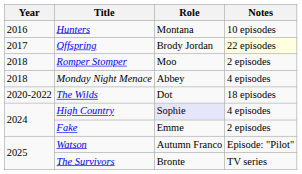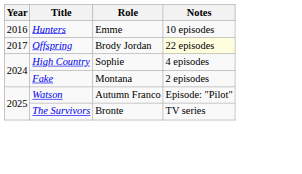(175, 29) Montana -> (109, 29) Emme
- row: (92, 62)
- row: (104, 78)
- row: (77, 95)
(171, 111) lavender background -> (110, 62) no background
(170, 128) Emme -> (114, 78) Montana
